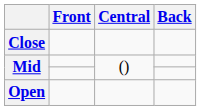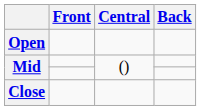rows swapped: (27, 42) <-> (27, 92)
